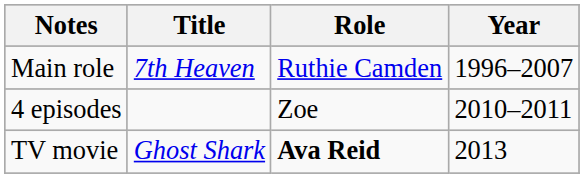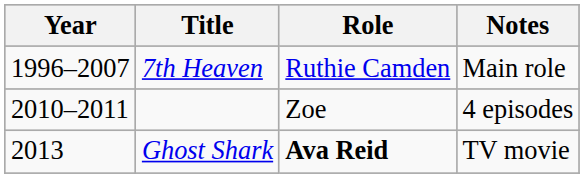columns swapped: (514, 25) <-> (66, 25)
